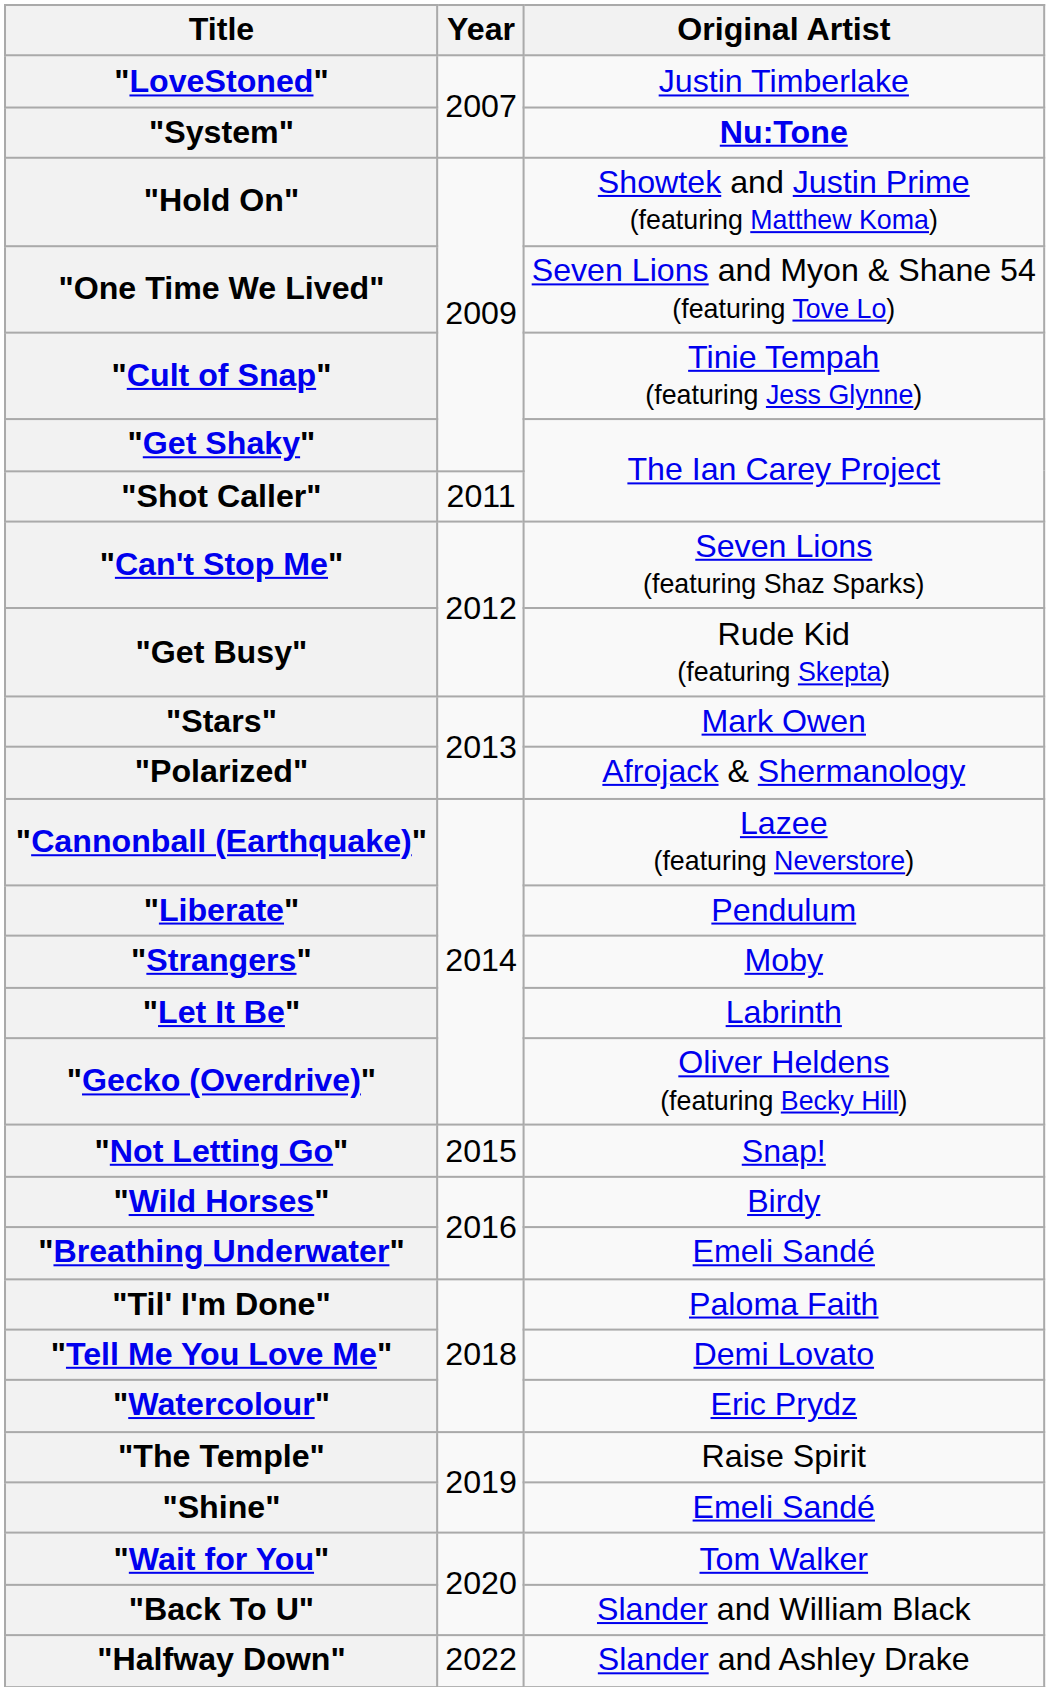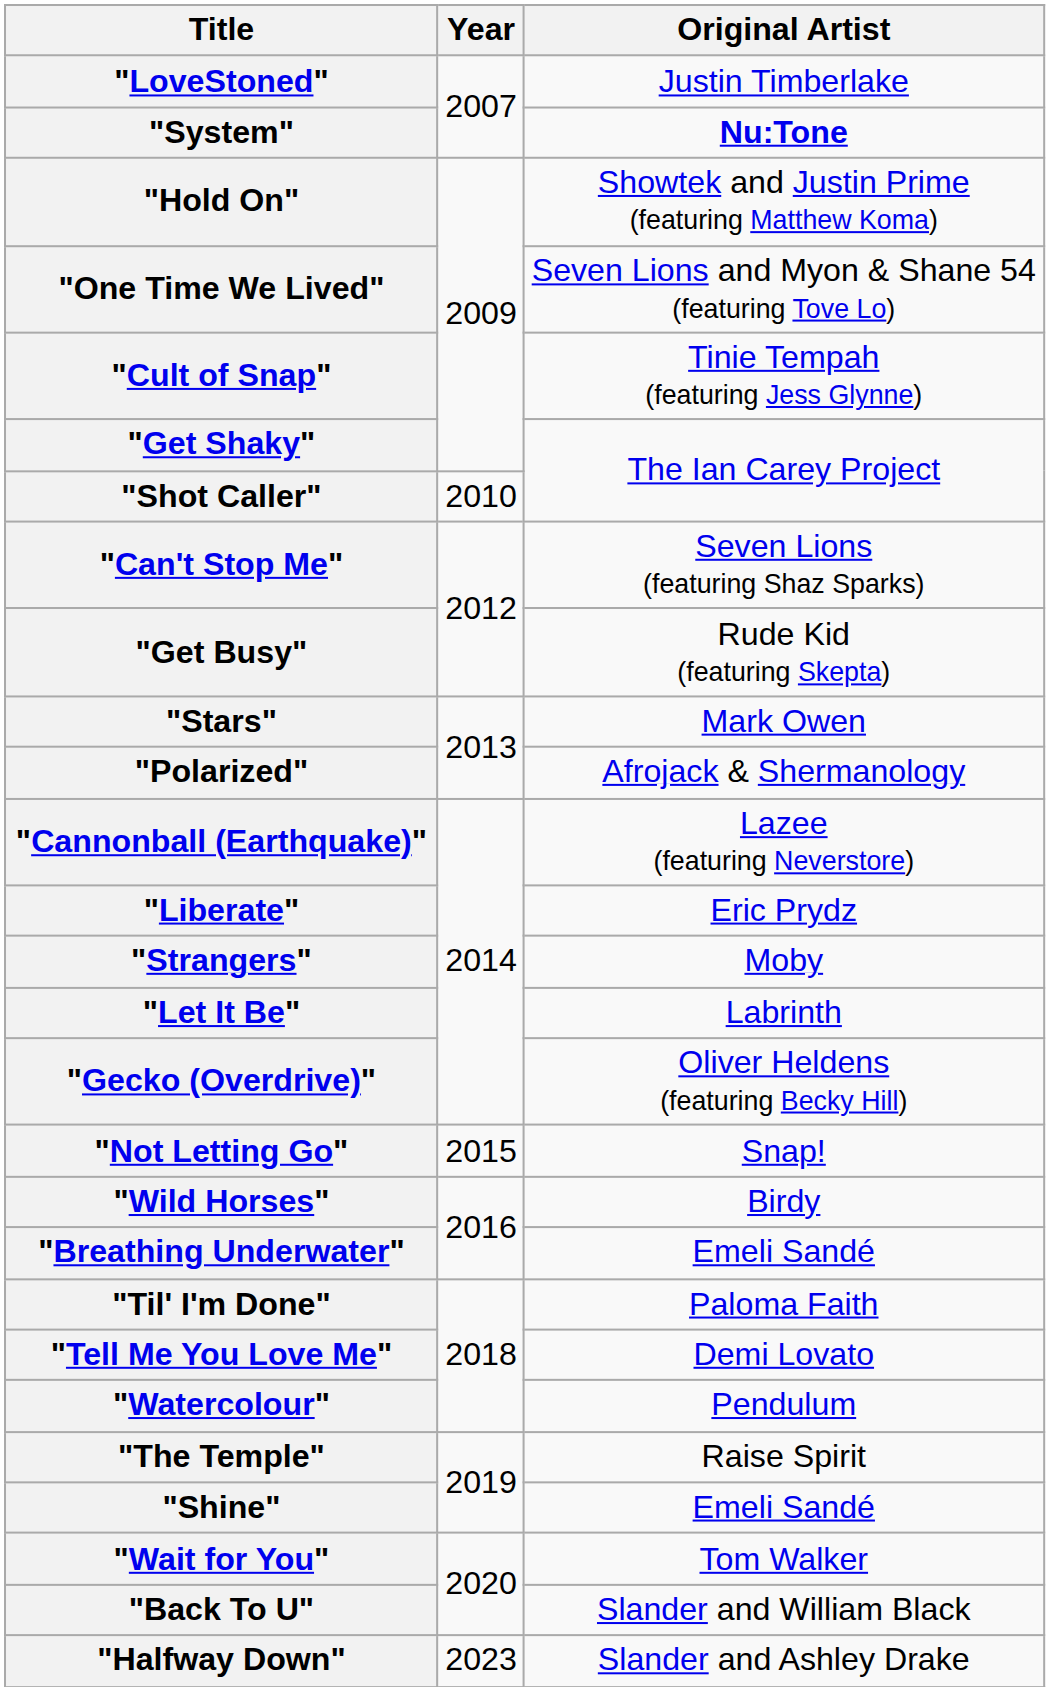(481, 495) 2011 -> (481, 495) 2010
(784, 910) Pendulum -> (784, 910) Eric Prydz
(784, 1405) Eric Prydz -> (784, 1405) Pendulum
(481, 1660) 2022 -> (481, 1660) 2023
